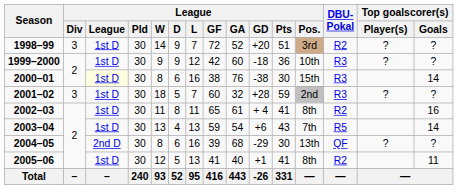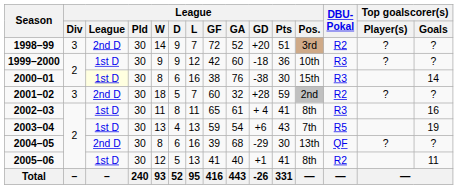(107, 46) 1st D -> (107, 46) 2nd D
(107, 95) 1st D -> (107, 95) 2nd D
(340, 95) R3 -> (340, 95) R2
(340, 111) R2 -> (340, 111) R3
(433, 128) 14 -> (433, 128) 19
